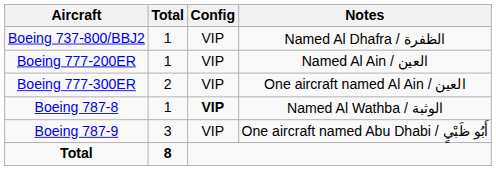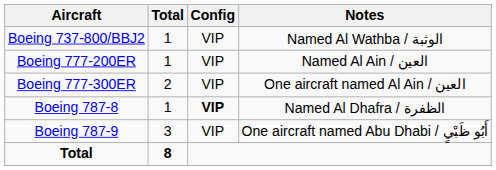(365, 38) Named Al Dhafra / الظفرة -> (365, 38) Named Al Wathba / الوثبة
(365, 108) Named Al Wathba / الوثبة -> (365, 108) Named Al Dhafra / الظفرة
